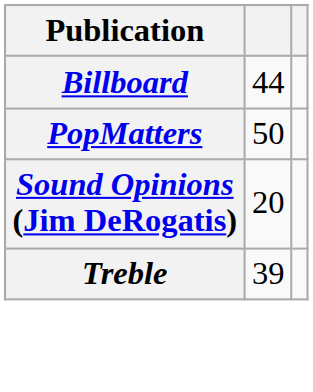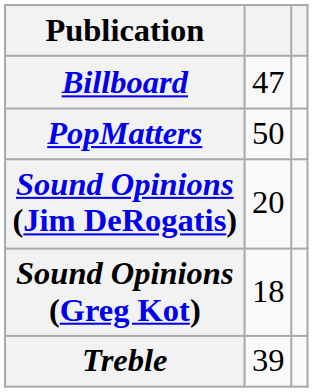(268, 81) 44 -> (268, 81) 47
+ row: (125, 291)
